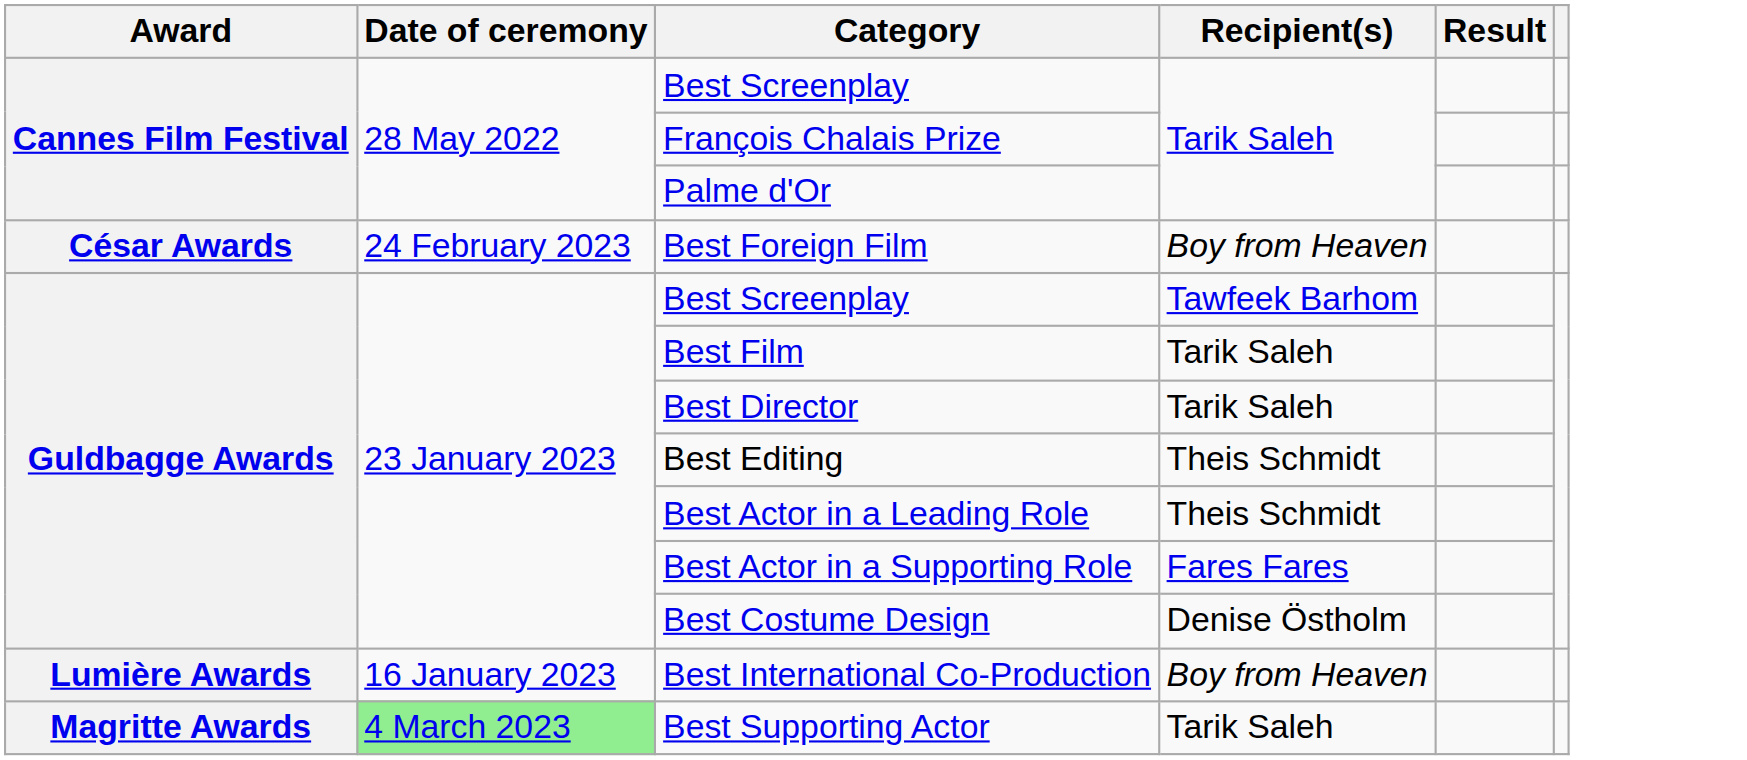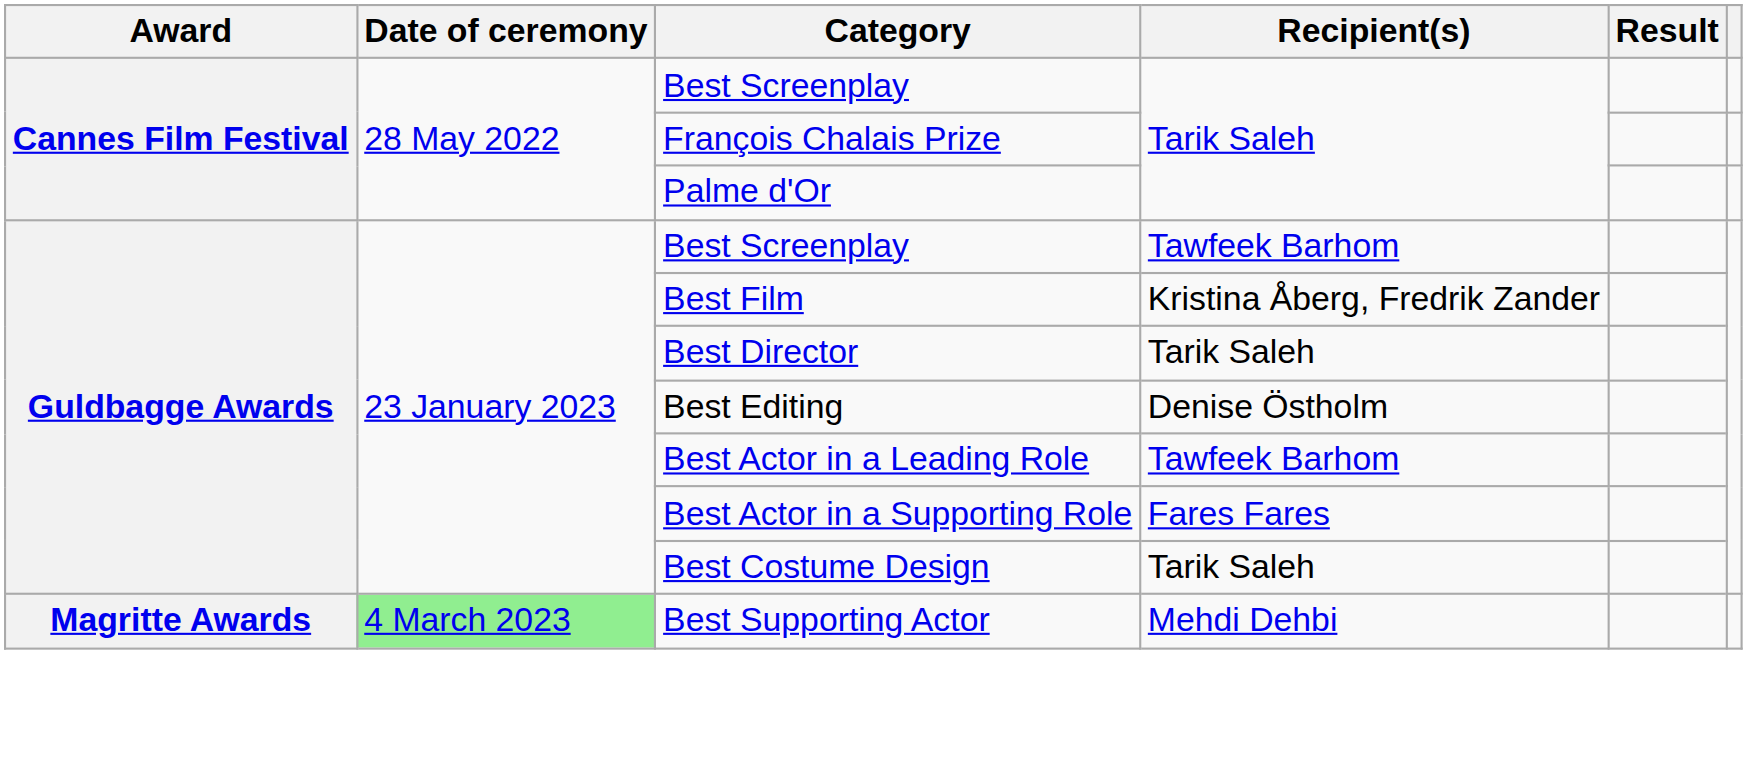- row: (181, 245)
(1250, 352) Tarik Saleh -> (1374, 298) Kristina Åberg, Fredrik Zander
(1274, 459) Theis Schmidt -> (1268, 406) Denise Östholm
(1274, 513) Theis Schmidt -> (1274, 459) Tawfeek Barhom
(1287, 620) Denise Östholm -> (1231, 566) Tarik Saleh
- row: (181, 673)
(1250, 727) Tarik Saleh -> (1243, 620) Mehdi Dehbi
